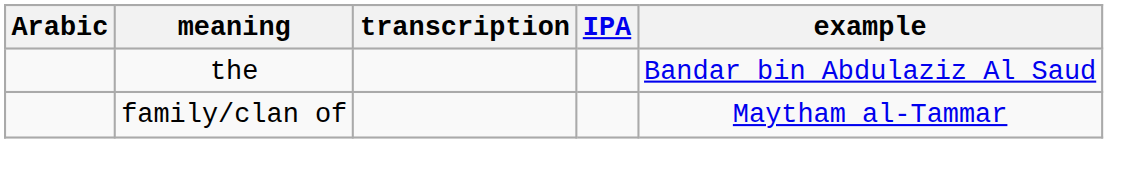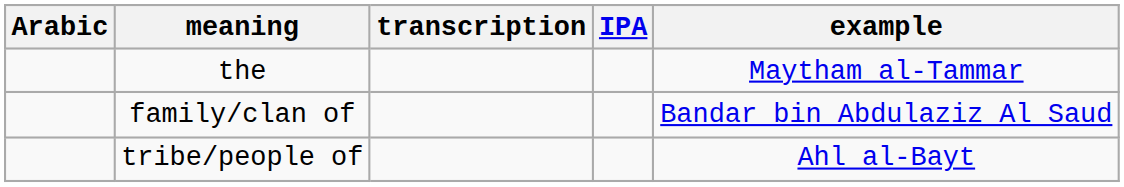(870, 71) Bandar bin Abdulaziz Al Saud -> (886, 71) Maytham al-Tammar
(870, 115) Maytham al-Tammar -> (886, 115) Bandar bin Abdulaziz Al Saud
+ row: (242, 159)
